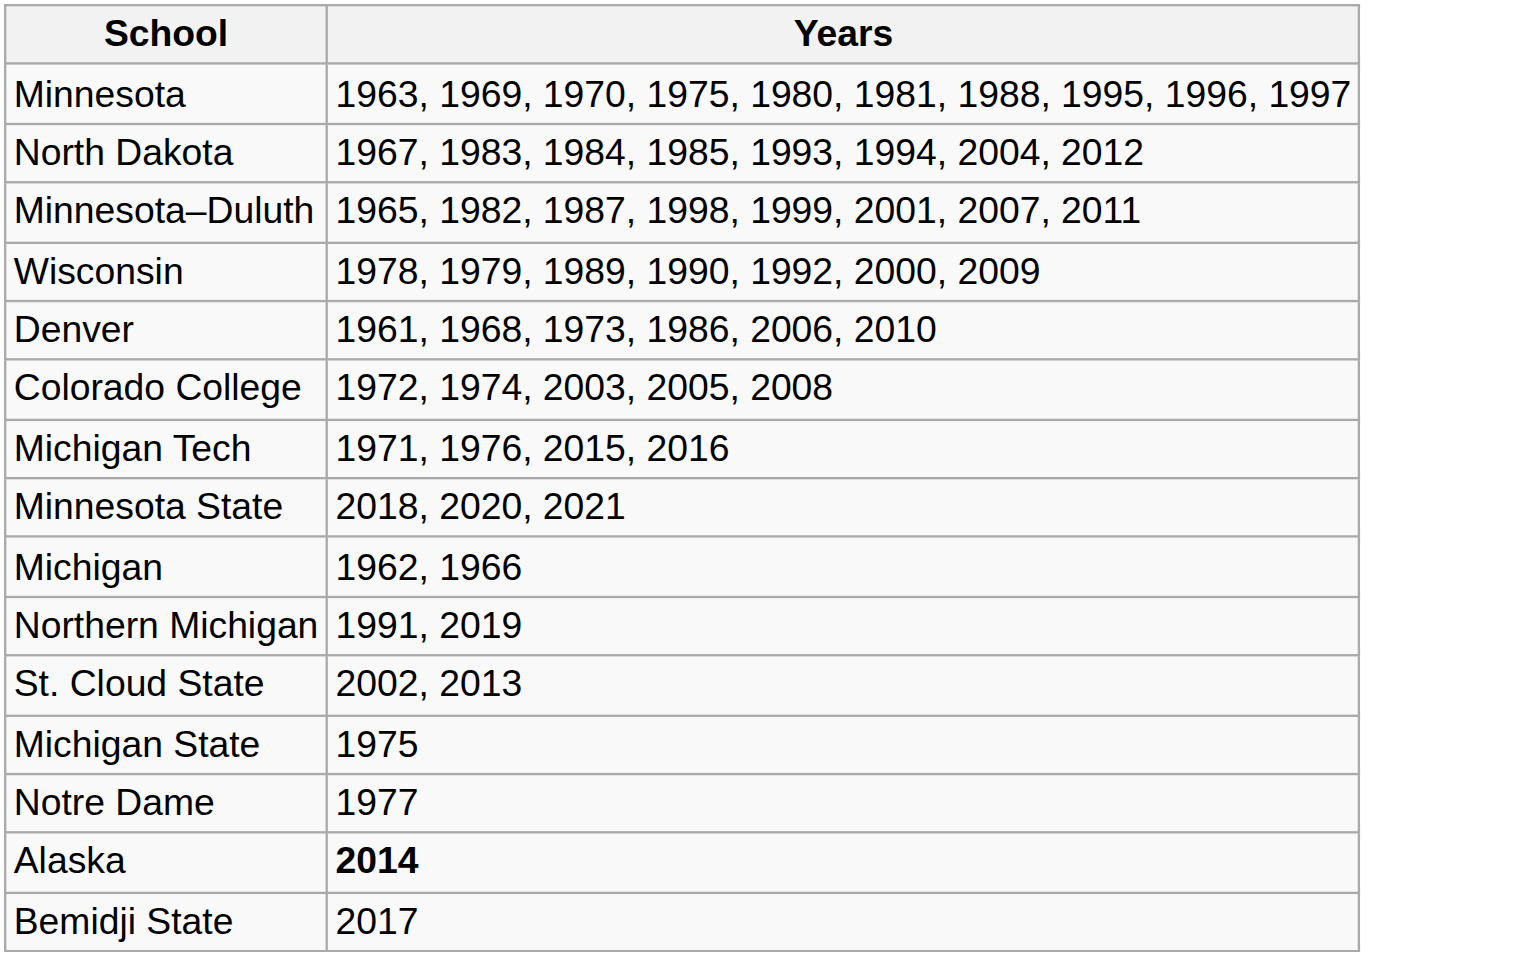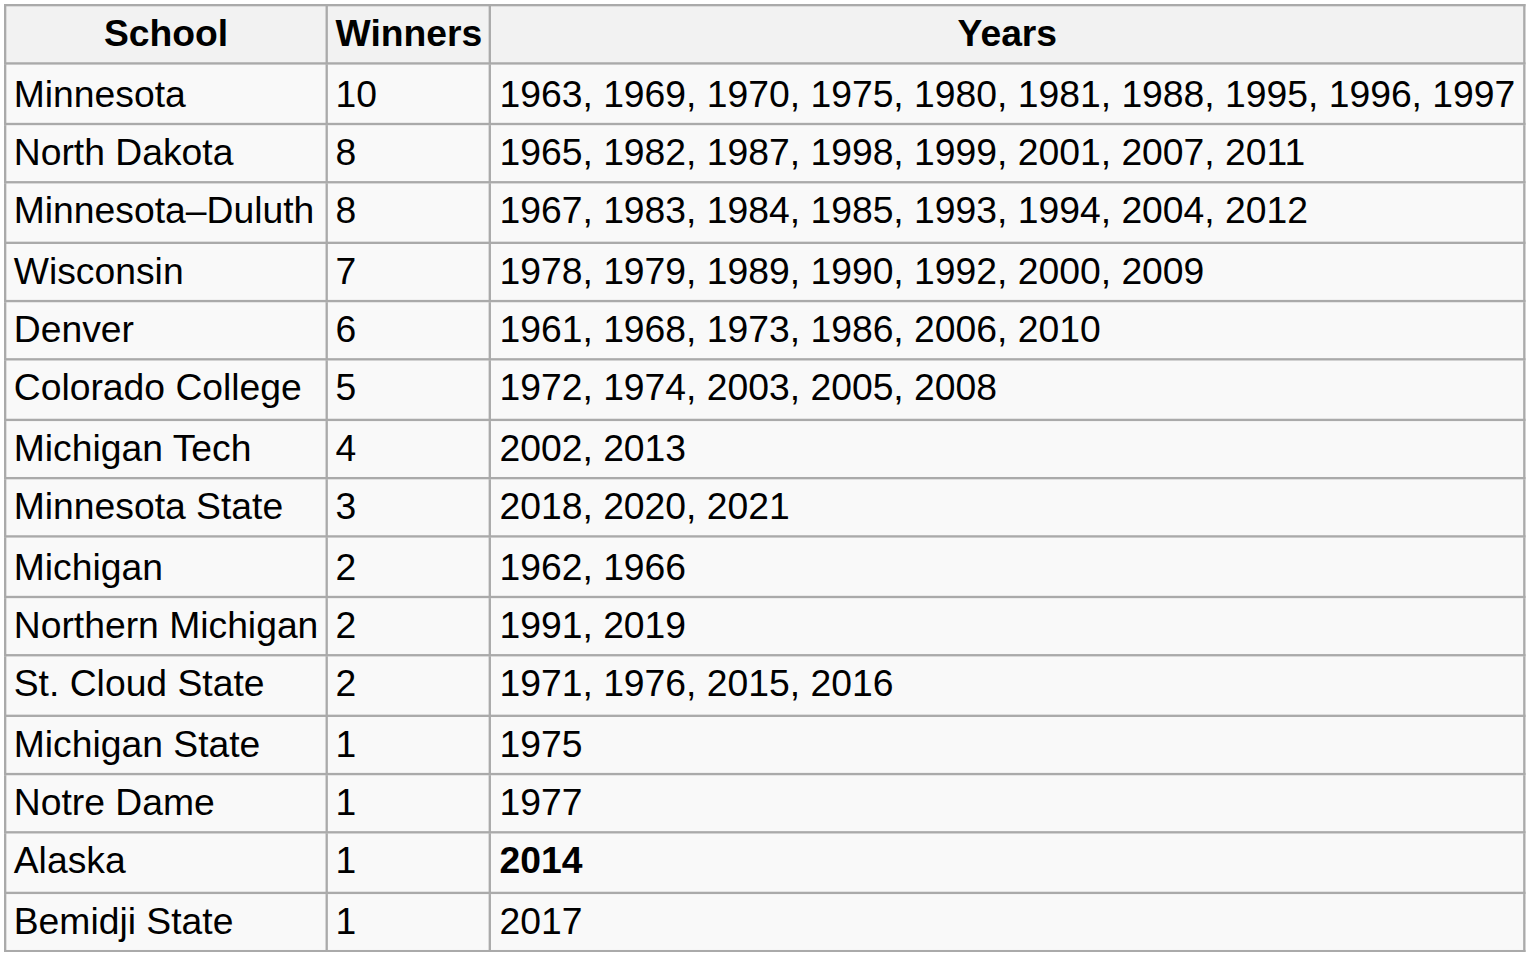+ column: (409, 34)
(740, 152) 1967, 1983, 1984, 1985, 1993, 1994, 2004, 2012 -> (902, 152) 1965, 1982, 1987, 1998, 1999, 2001, 2007, 2011
(738, 211) 1965, 1982, 1987, 1998, 1999, 2001, 2007, 2011 -> (904, 211) 1967, 1983, 1984, 1985, 1993, 1994, 2004, 2012
(532, 447) 1971, 1976, 2015, 2016 -> (593, 447) 2002, 2013
(429, 684) 2002, 2013 -> (696, 684) 1971, 1976, 2015, 2016
